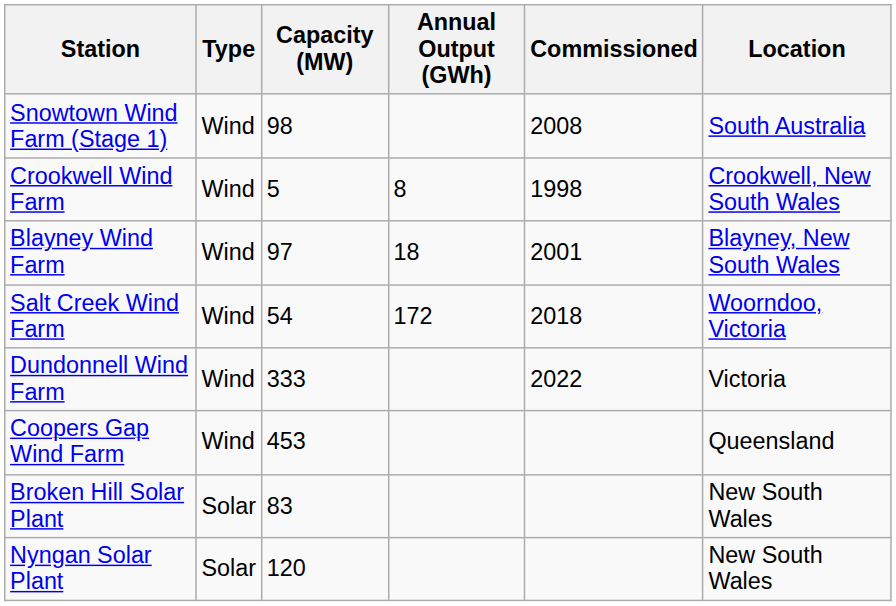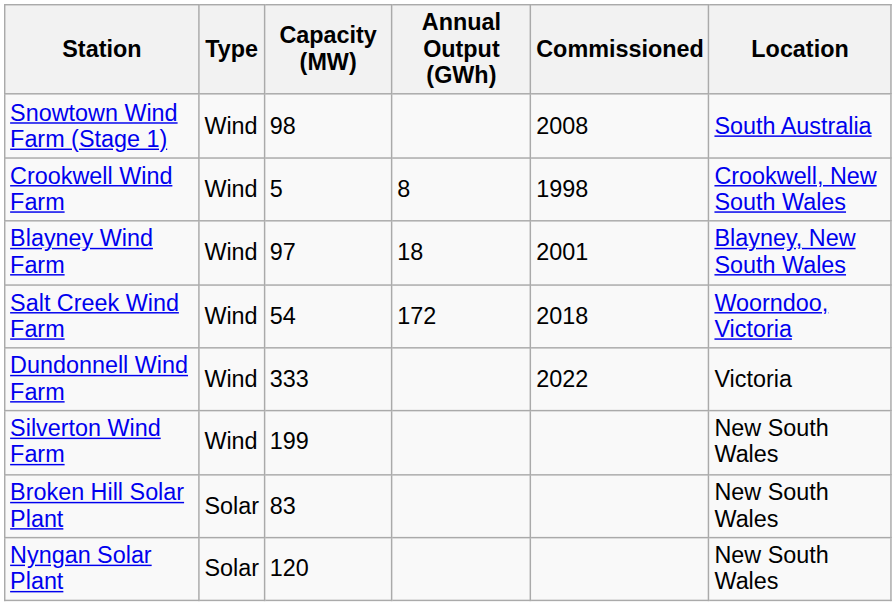- row: (80, 442)
+ row: (85, 442)
